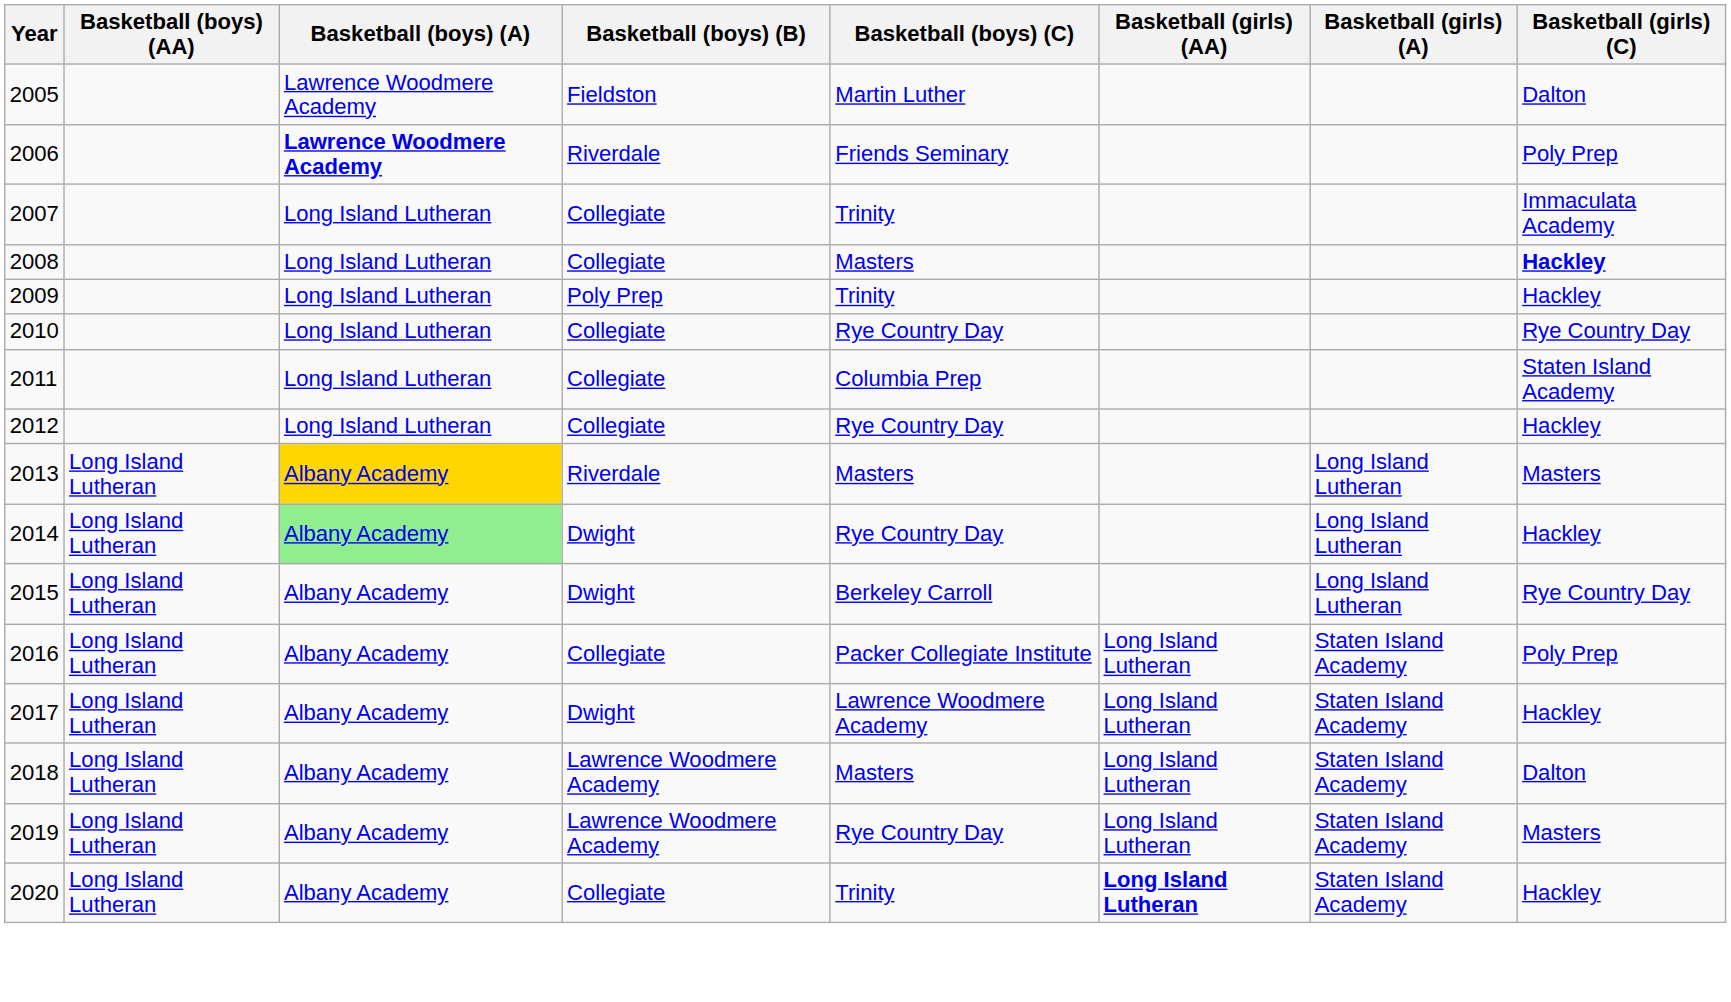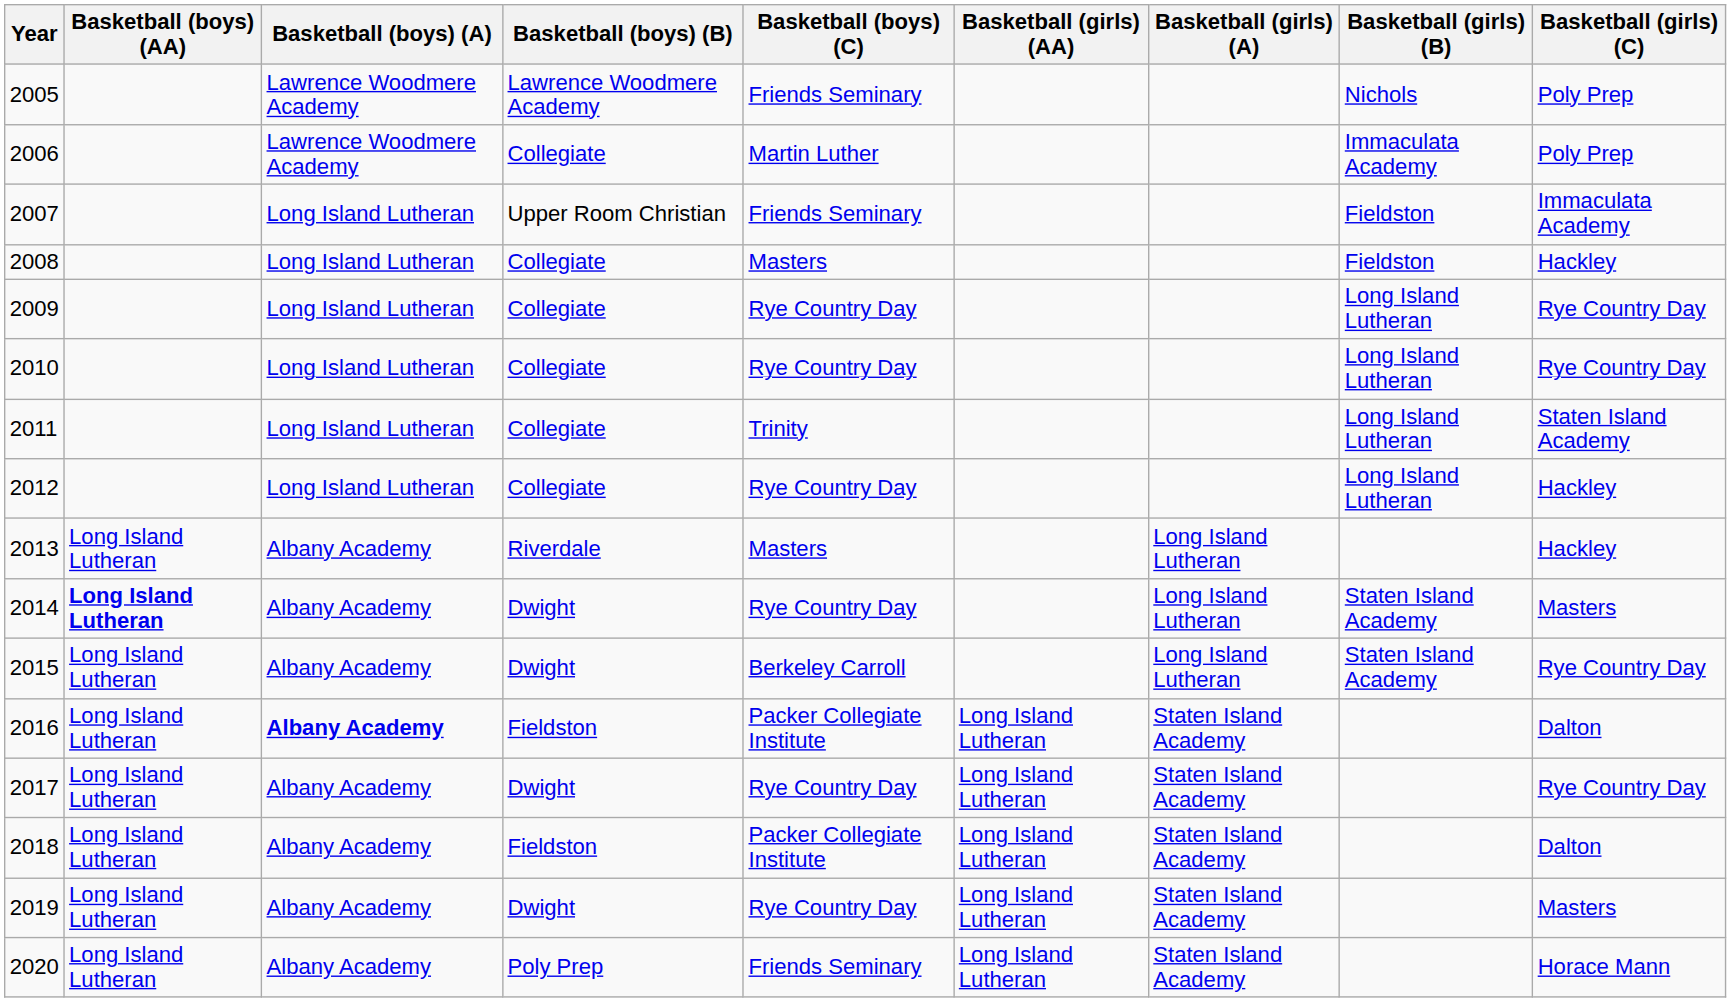+ column: (1436, 34)
(612, 94) Fieldston -> (612, 94) Lawrence Woodmere Academy
(900, 94) Martin Luther -> (835, 94) Friends Seminary
(1554, 94) Dalton -> (1586, 94) Poly Prep
(395, 154) bold -> (371, 154) normal
(614, 154) Riverdale -> (557, 154) Collegiate
(922, 154) Friends Seminary -> (814, 154) Martin Luther
(616, 214) Collegiate -> (617, 214) Upper Room Christian
(865, 214) Trinity -> (835, 214) Friends Seminary
(1564, 261) bold -> (1577, 261) normal
(615, 296) Poly Prep -> (557, 308) Collegiate
(865, 296) Trinity -> (833, 308) Rye Country Day
(1561, 296) Hackley -> (1622, 308) Rye Country Day
(908, 378) Columbia Prep -> (778, 428) Trinity
(366, 473) gold background -> (349, 548) no background
(1561, 473) Masters -> (1577, 548) Hackley
(126, 533) normal -> (131, 608) bold
(366, 533) lightgreen background -> (349, 608) no background
(1561, 533) Hackley -> (1577, 608) Masters
(366, 653) normal -> (355, 727) bold
(616, 653) Collegiate -> (552, 727) Fieldston
(1570, 653) Poly Prep -> (1570, 727) Dalton
(940, 713) Lawrence Woodmere Academy -> (833, 787) Rye Country Day
(1561, 713) Hackley -> (1622, 787) Rye Country Day
(672, 773) Lawrence Woodmere Academy -> (552, 847) Fieldston
(875, 773) Masters -> (835, 847) Packer Collegiate Institute
(672, 832) Lawrence Woodmere Academy -> (541, 907) Dwight
(616, 892) Collegiate -> (555, 967) Poly Prep
(865, 892) Trinity -> (835, 967) Friends Seminary
(1165, 892) bold -> (1016, 967) normal
(1561, 892) Hackley -> (1604, 967) Horace Mann
